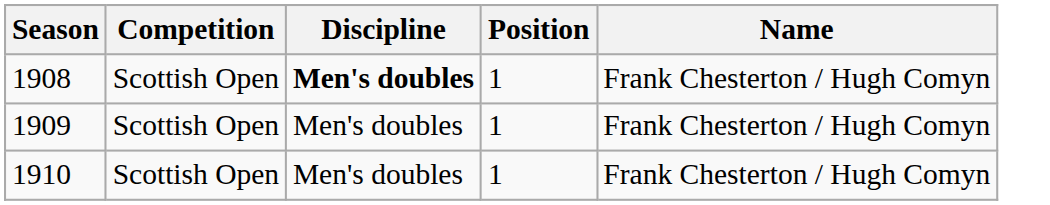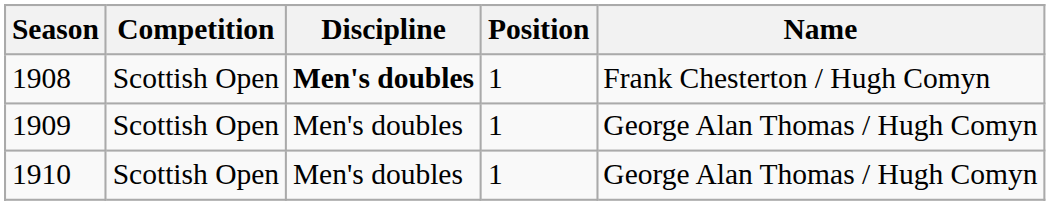(797, 126) Frank Chesterton / Hugh Comyn -> (820, 126) George Alan Thomas / Hugh Comyn
(797, 175) Frank Chesterton / Hugh Comyn -> (820, 175) George Alan Thomas / Hugh Comyn
